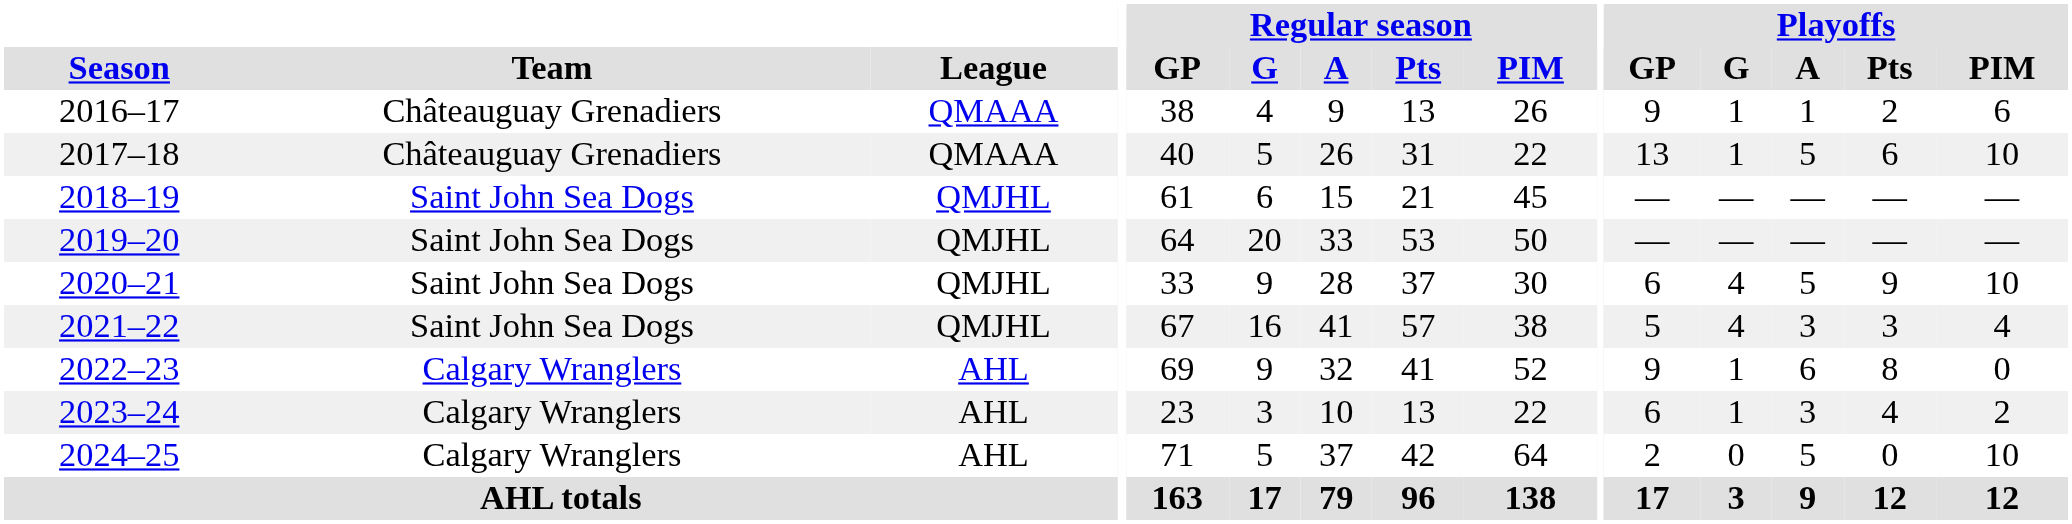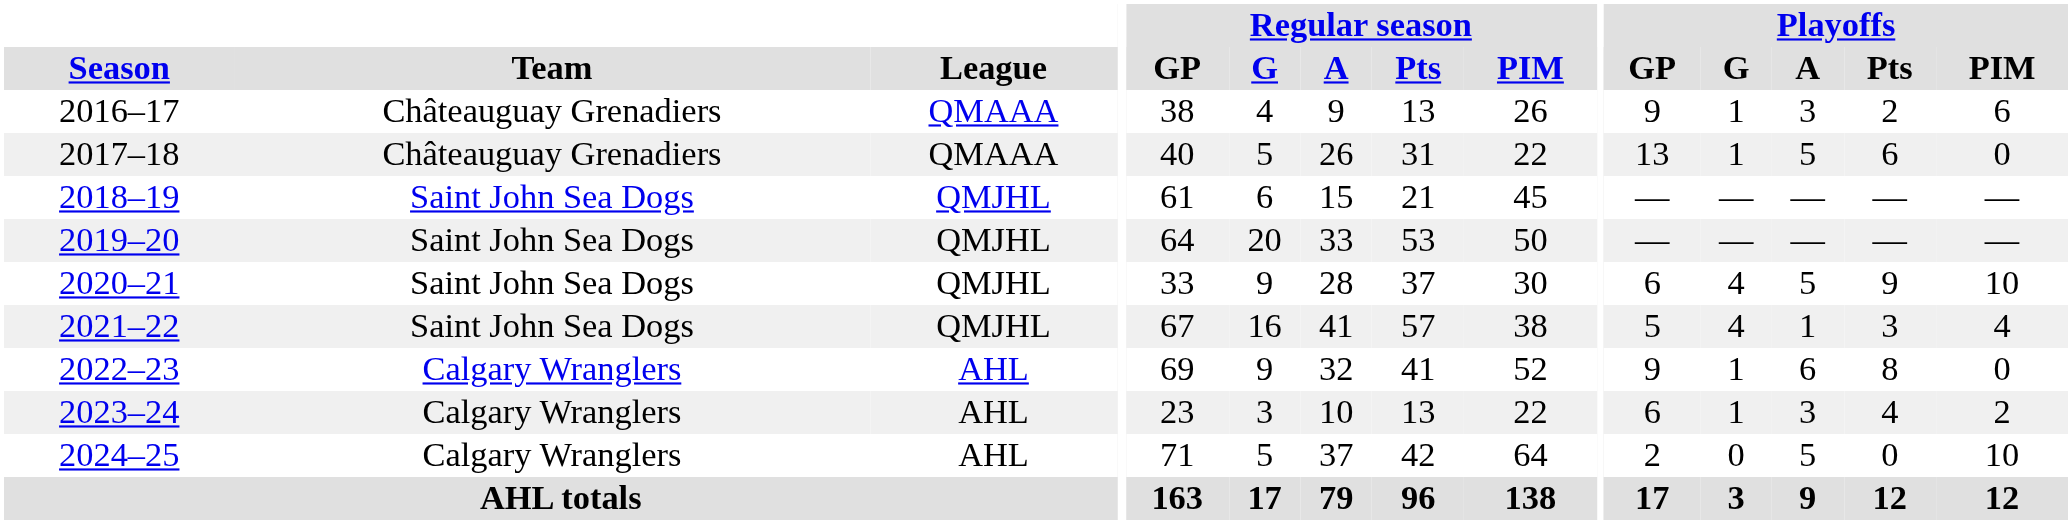(1808, 110) 1 -> (1808, 110) 3
(2002, 153) 10 -> (2002, 153) 0
(1808, 325) 3 -> (1808, 325) 1
